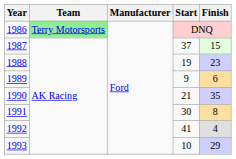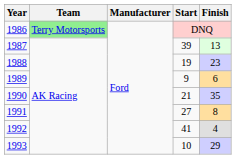(186, 46) 37 -> (186, 46) 39
(215, 46) 15 -> (215, 46) 13
(186, 112) 30 -> (186, 112) 27
